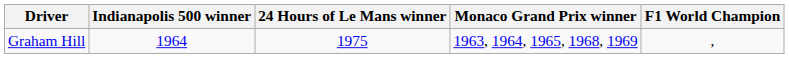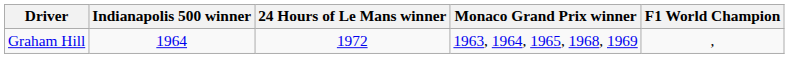(352, 41) 1975 -> (352, 41) 1972
